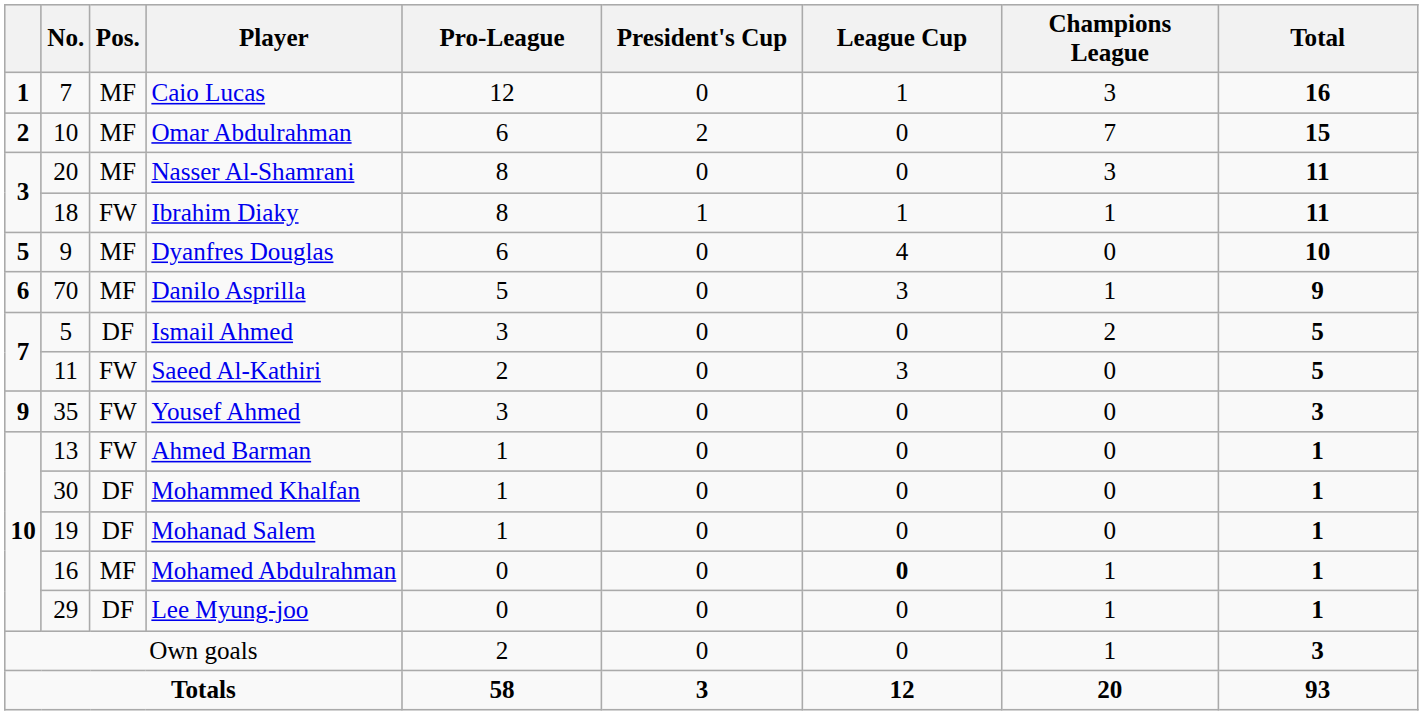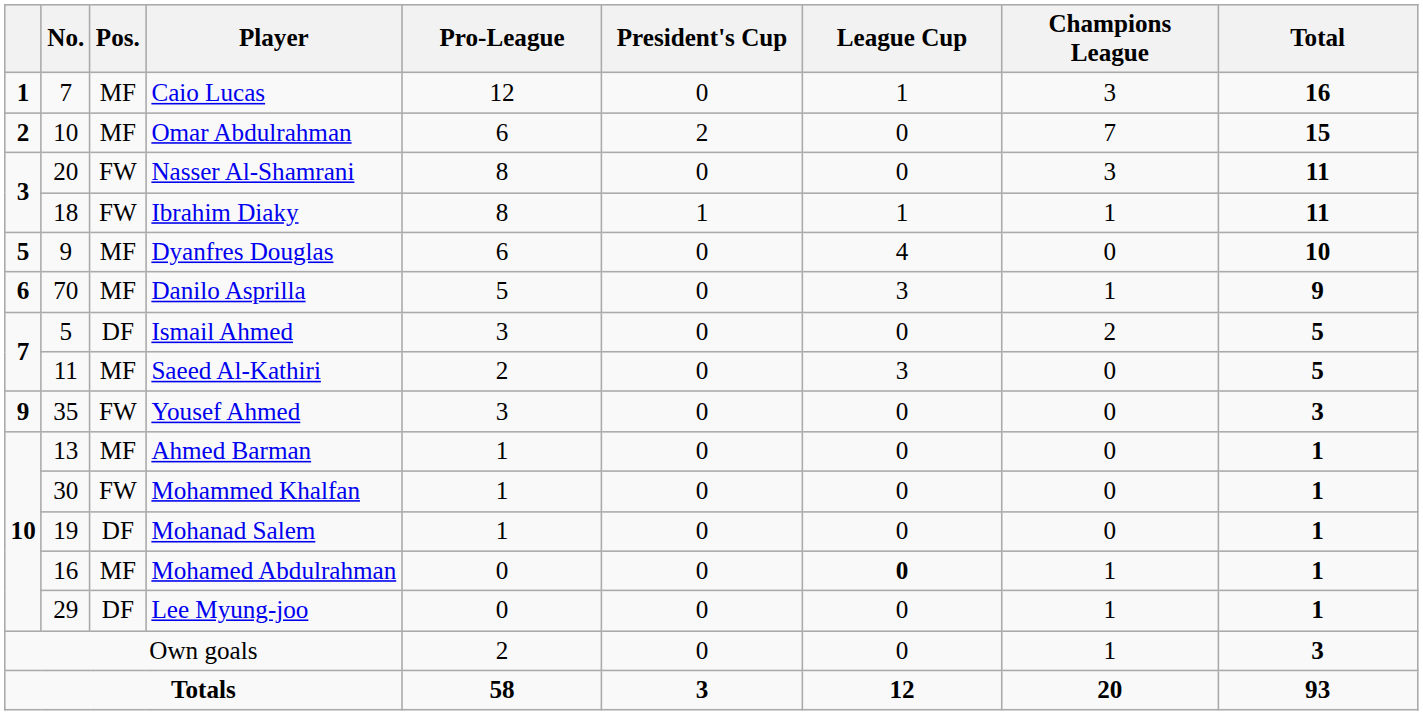(118, 172) MF -> (118, 172) FW
(118, 371) FW -> (118, 371) MF
(118, 451) FW -> (118, 451) MF
(118, 490) DF -> (118, 490) FW
